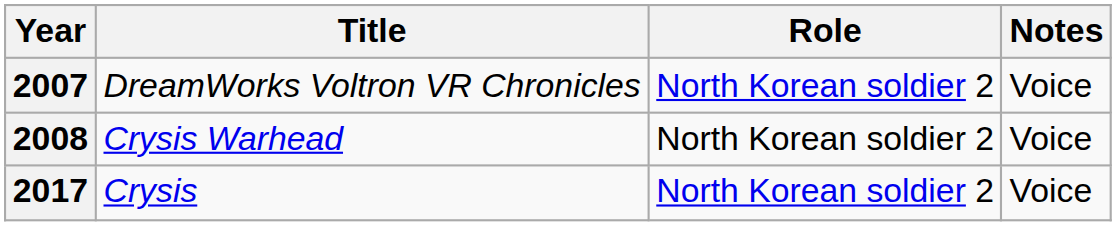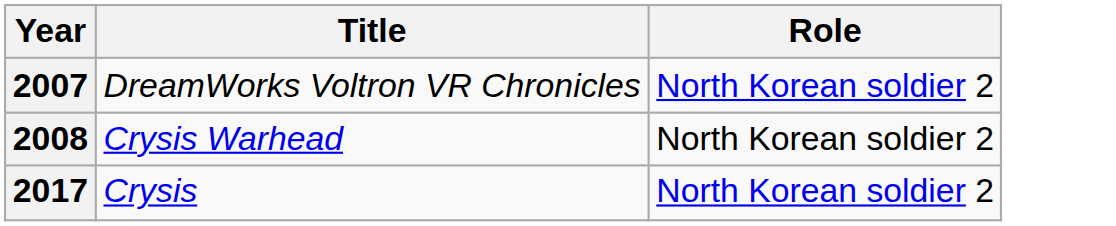- column: (1057, 31)
